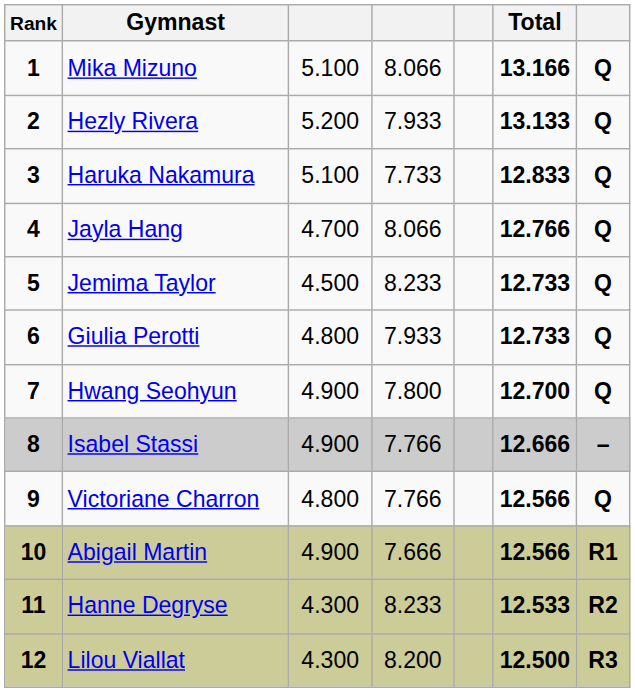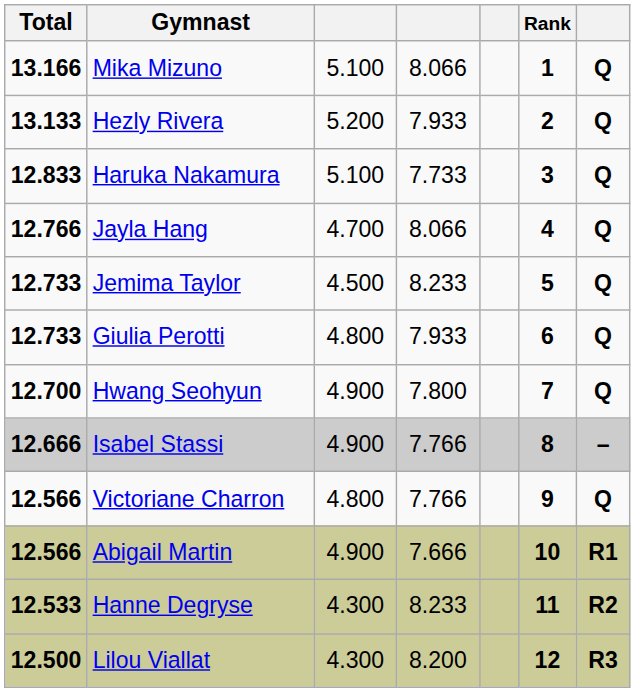columns swapped: (33, 24) <-> (535, 22)
